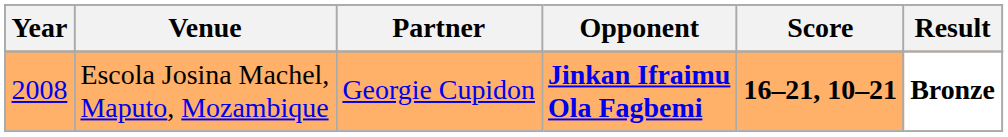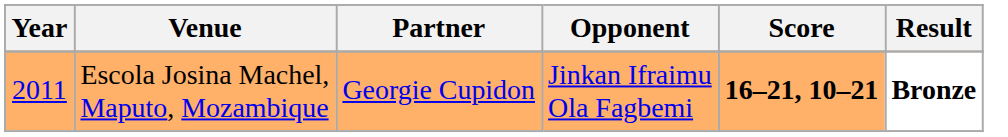(39, 90) 2008 -> (39, 90) 2011
(639, 90) bold -> (630, 90) normal
